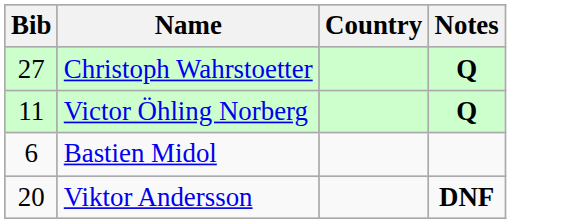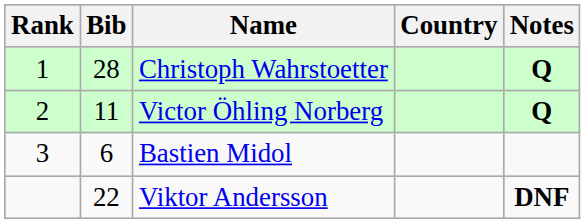+ column: (42, 25)
(31, 68) 27 -> (106, 68) 28
(31, 196) 20 -> (106, 196) 22
